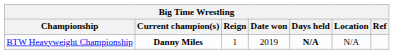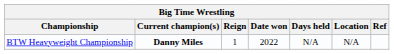(269, 41) 2019 -> (269, 41) 2022
(311, 41) bold -> (311, 41) normal
